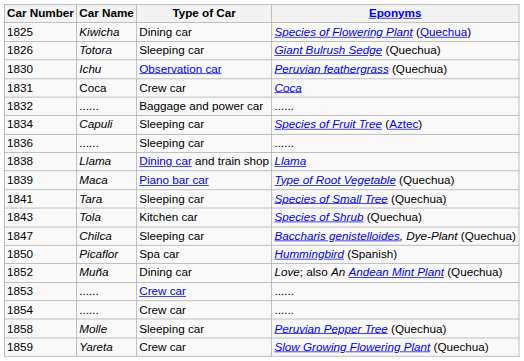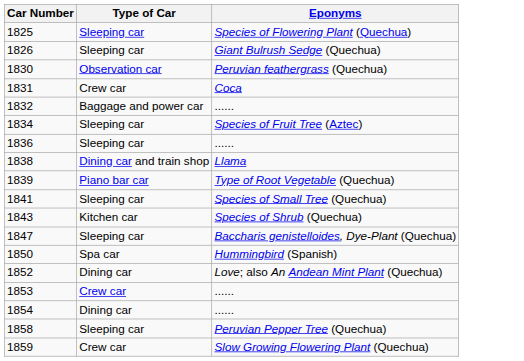- column: (107, 13)
(166, 32) Dining car -> (112, 32) Sleeping car
(163, 310) Crew car -> (106, 310) Dining car
